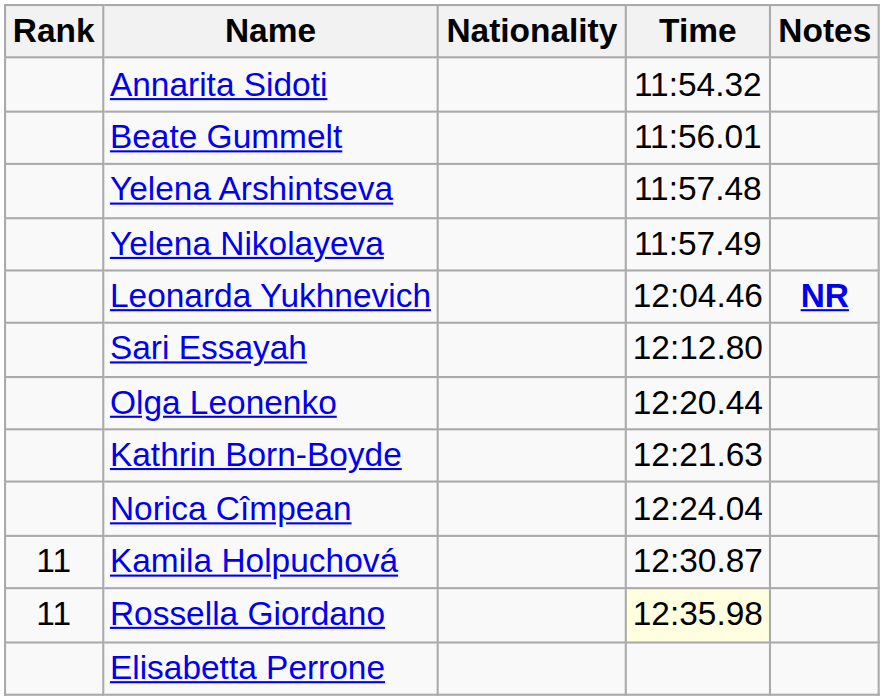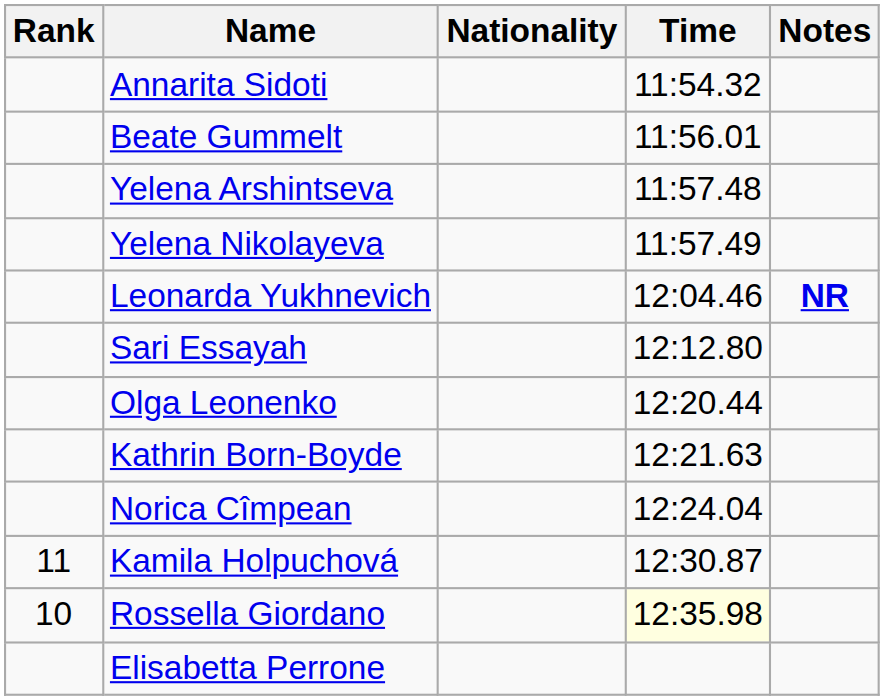(54, 614) 11 -> (54, 614) 10
